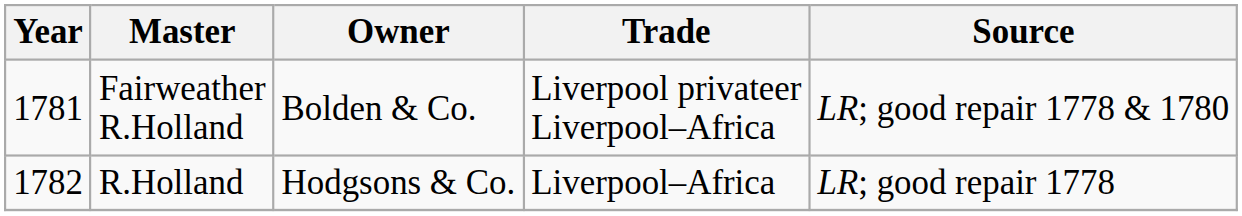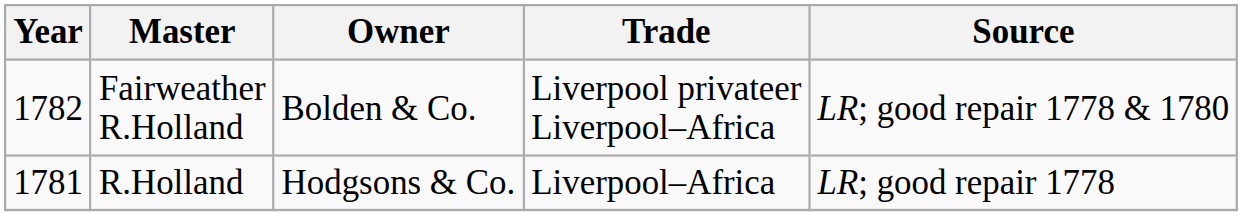(48, 107) 1781 -> (48, 107) 1782
(48, 182) 1782 -> (48, 182) 1781
